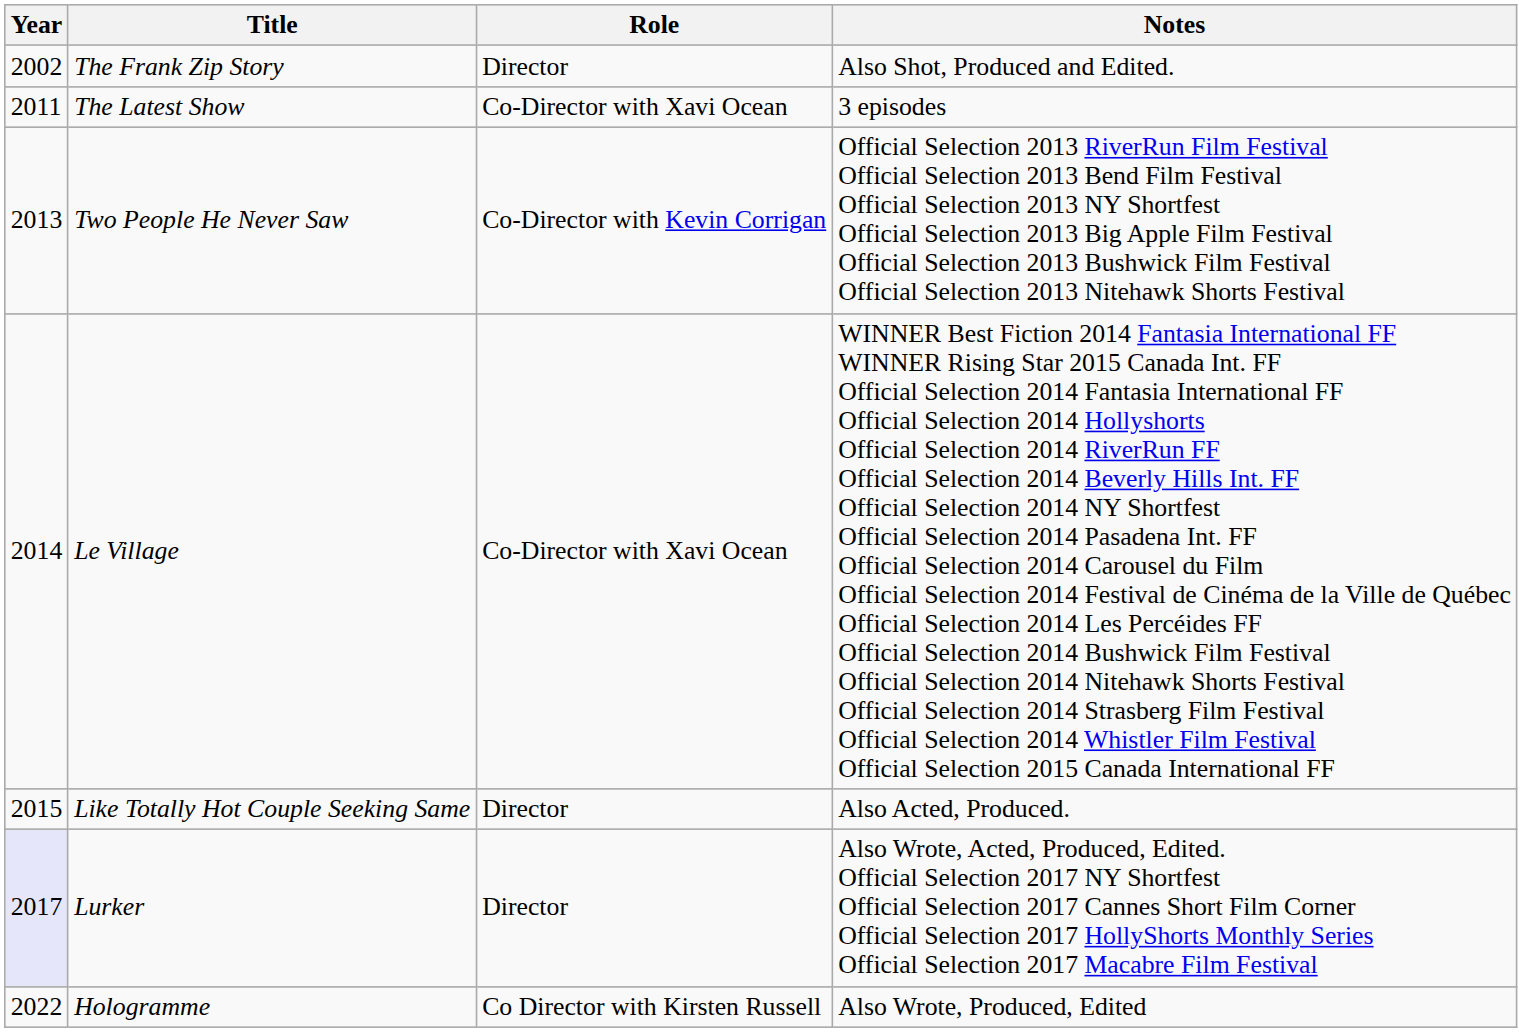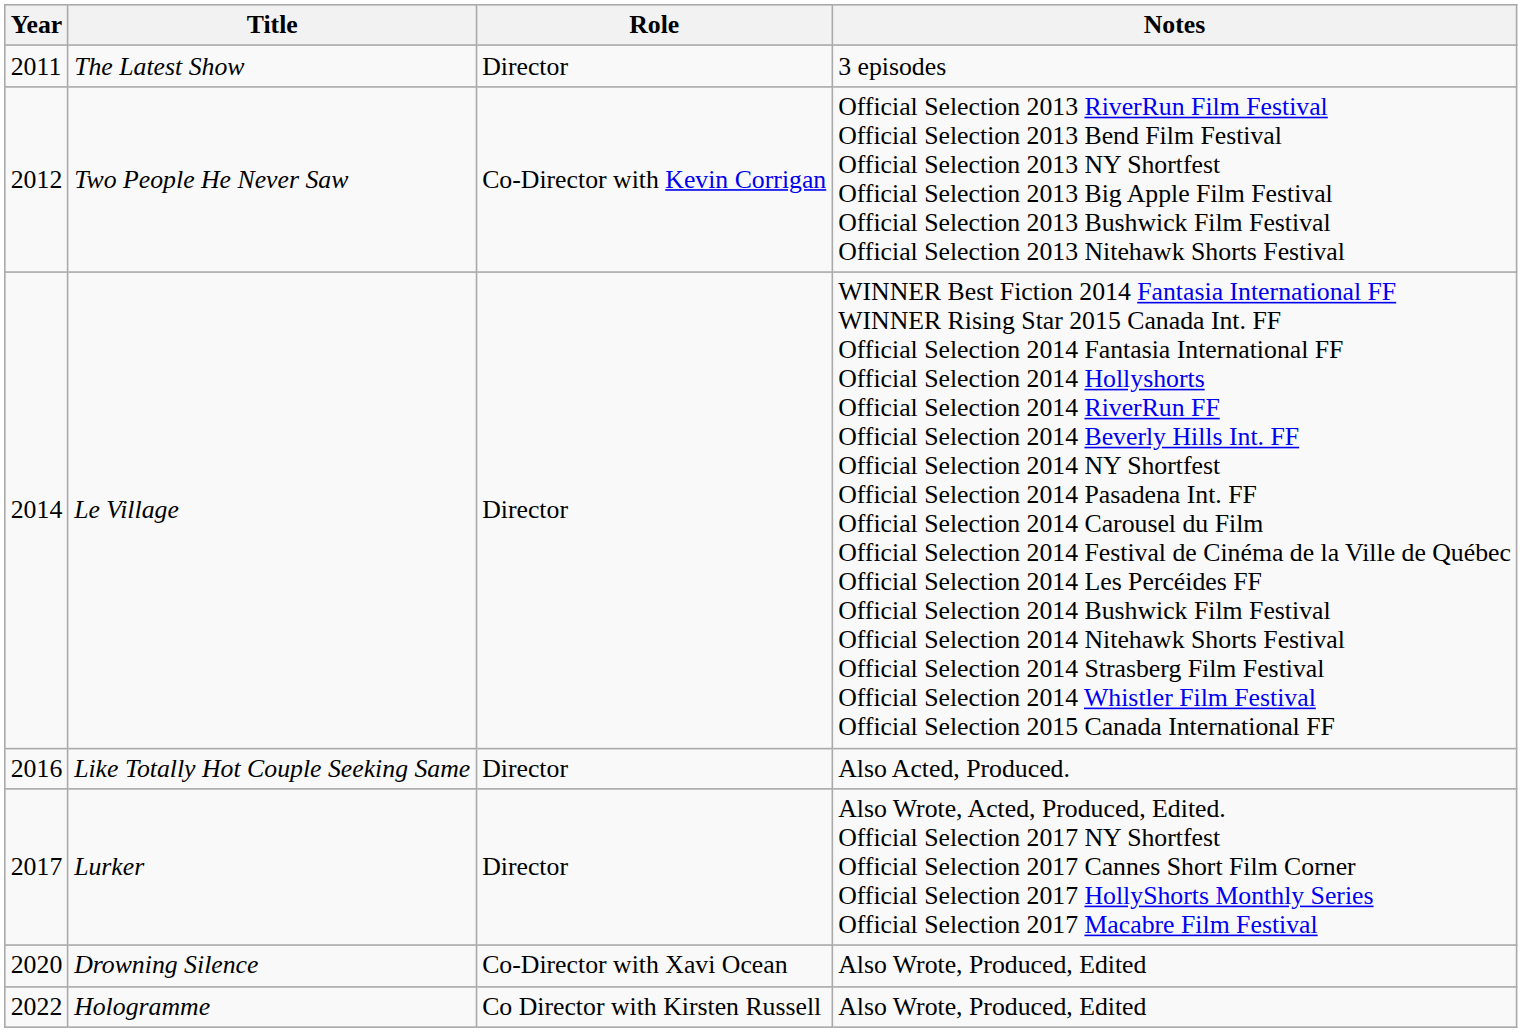- row: (179, 65)
(635, 106) Co-Director with Xavi Ocean -> (525, 65) Director
(37, 219) 2013 -> (37, 179) 2012
(635, 550) Co-Director with Xavi Ocean -> (525, 509) Director
(37, 808) 2015 -> (37, 767) 2016
(37, 907) lavender background -> (37, 866) no background
+ row: (166, 965)
